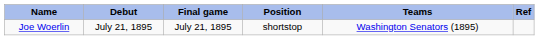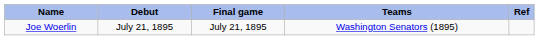- column: (282, 12)
